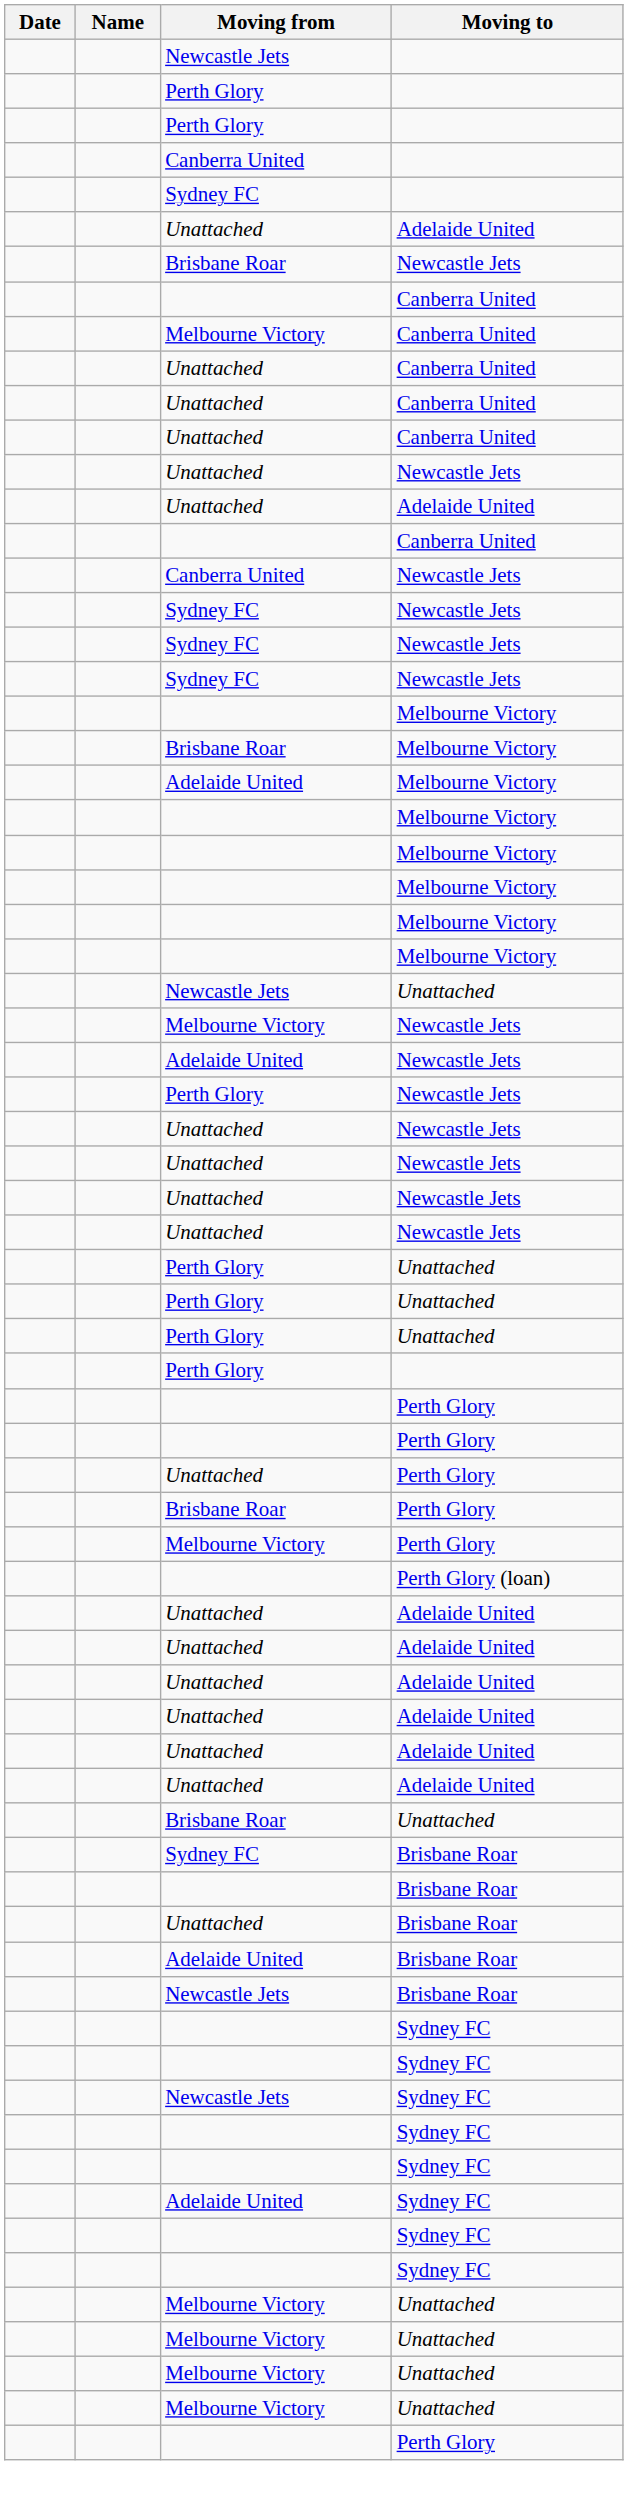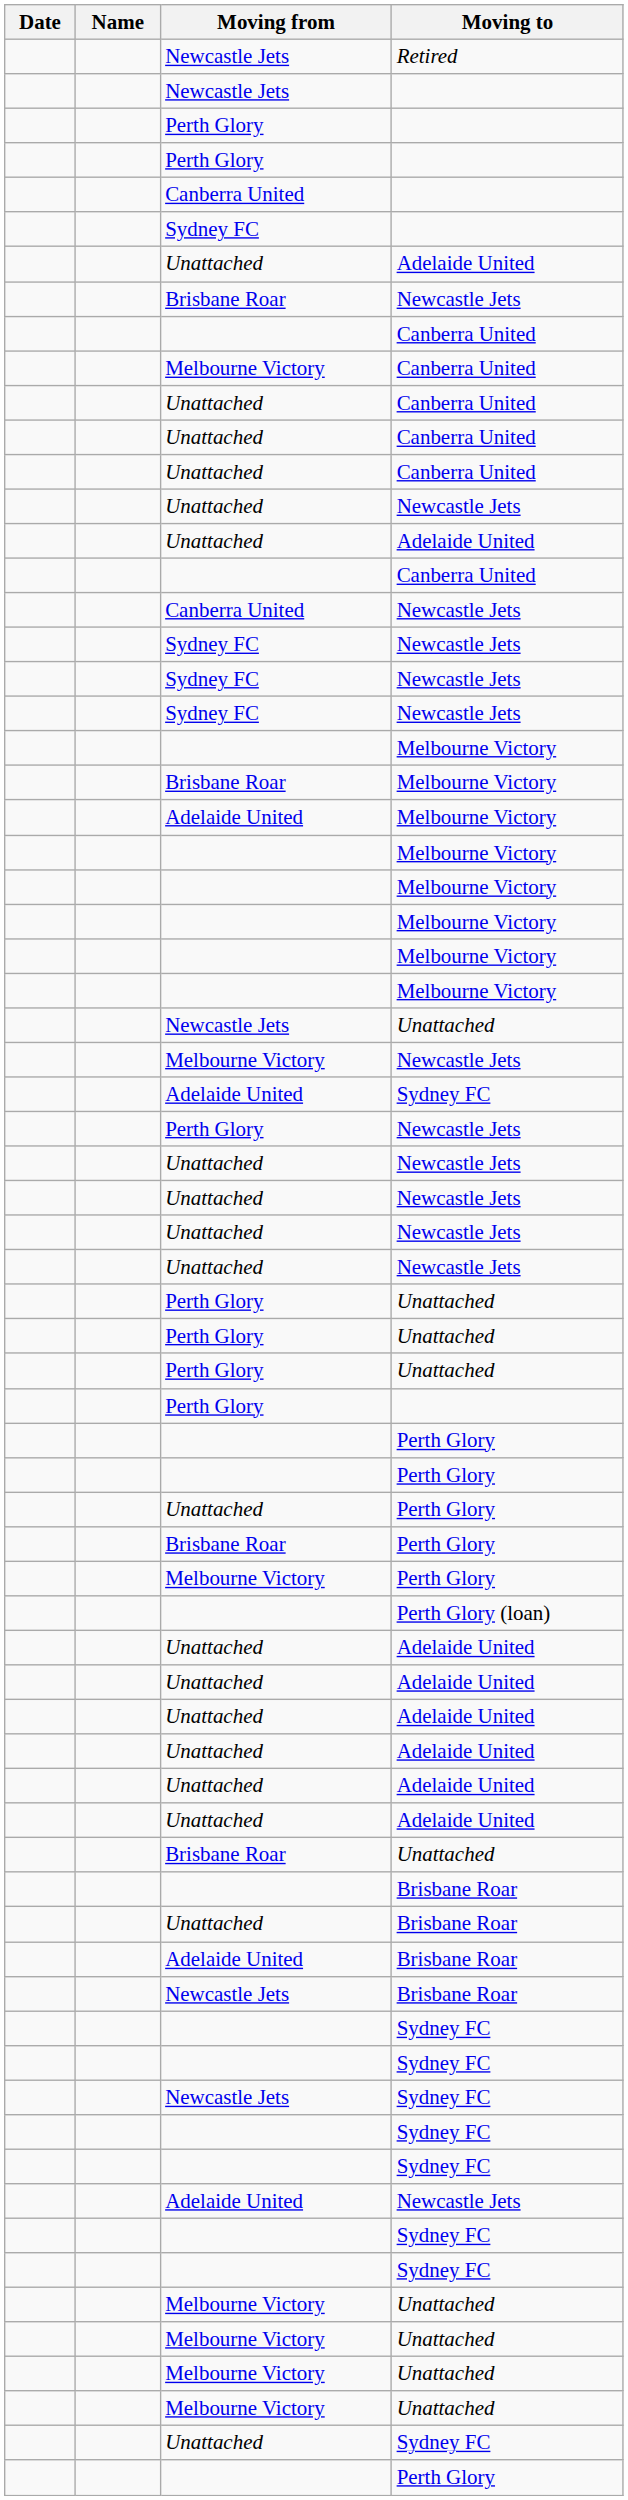+ row: (227, 56)
rows swapped: (234, 1059) <-> (234, 2200)
- row: (212, 1855)
+ row: (214, 2443)
